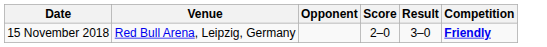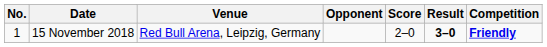+ column: (17, 14)
(420, 33) normal -> (445, 33) bold
